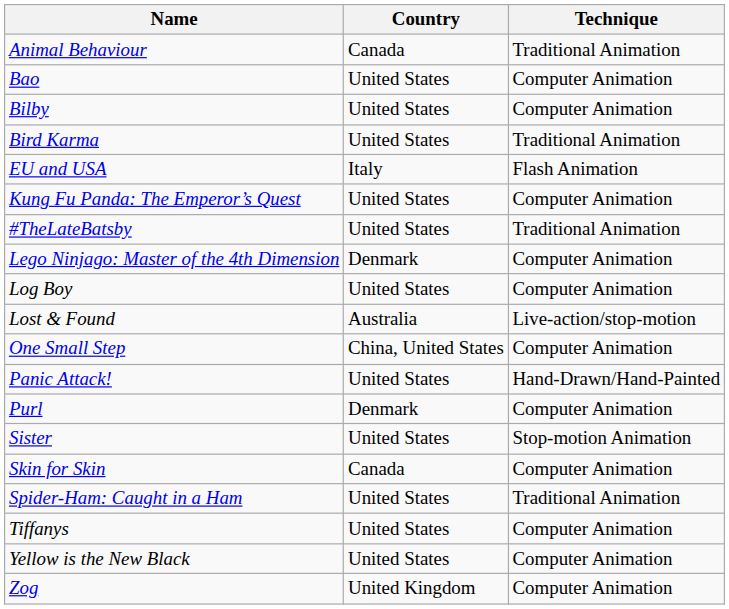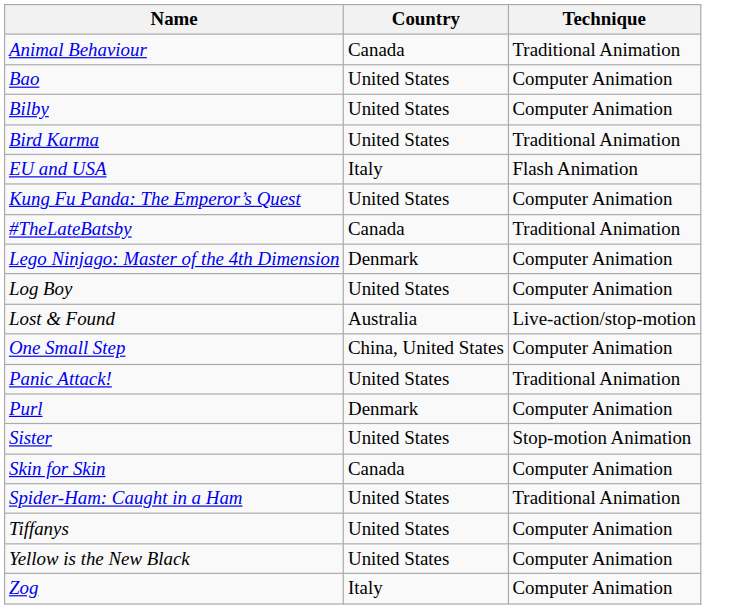(399, 229) United States -> (376, 229) Canada
(616, 378) Hand-Drawn/Hand-Painted -> (596, 378) Traditional Animation
(412, 588) United Kingdom -> (365, 588) Italy
